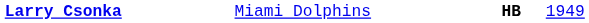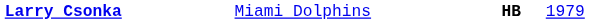(565, 12) 1949 -> (565, 12) 1979
